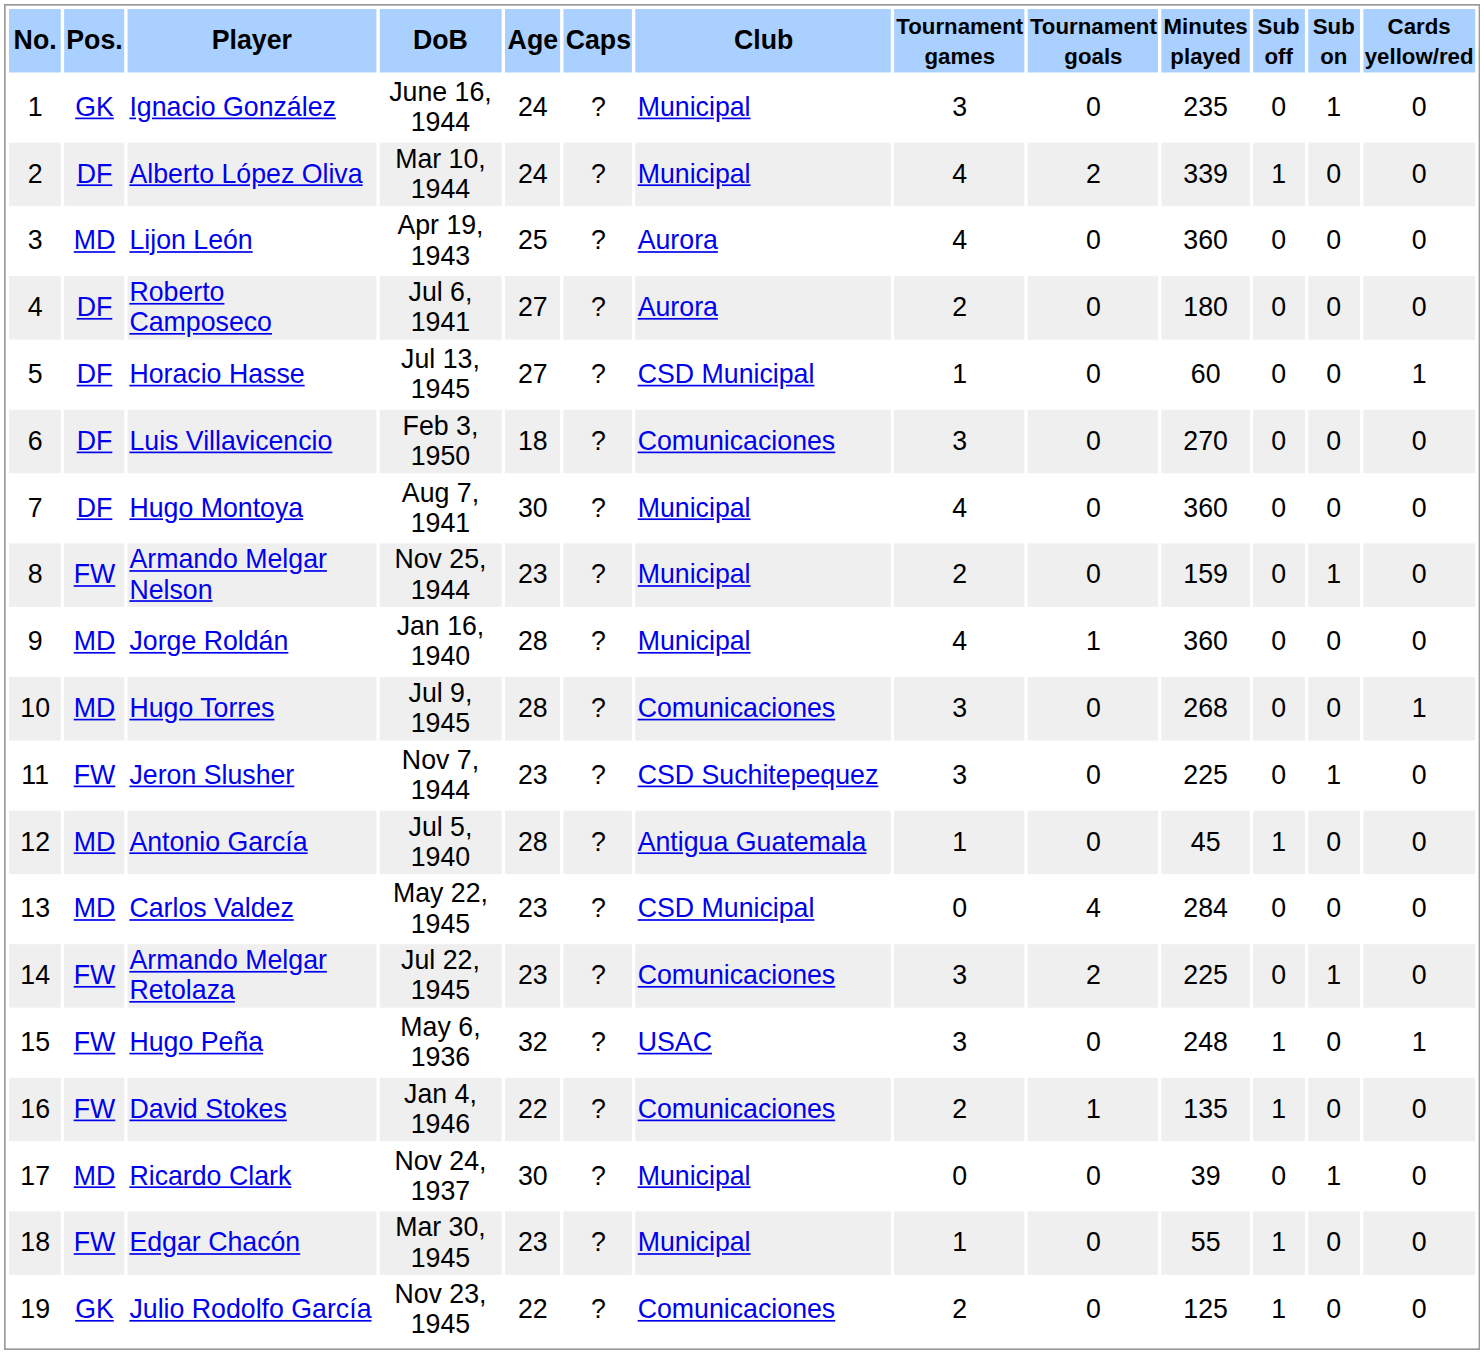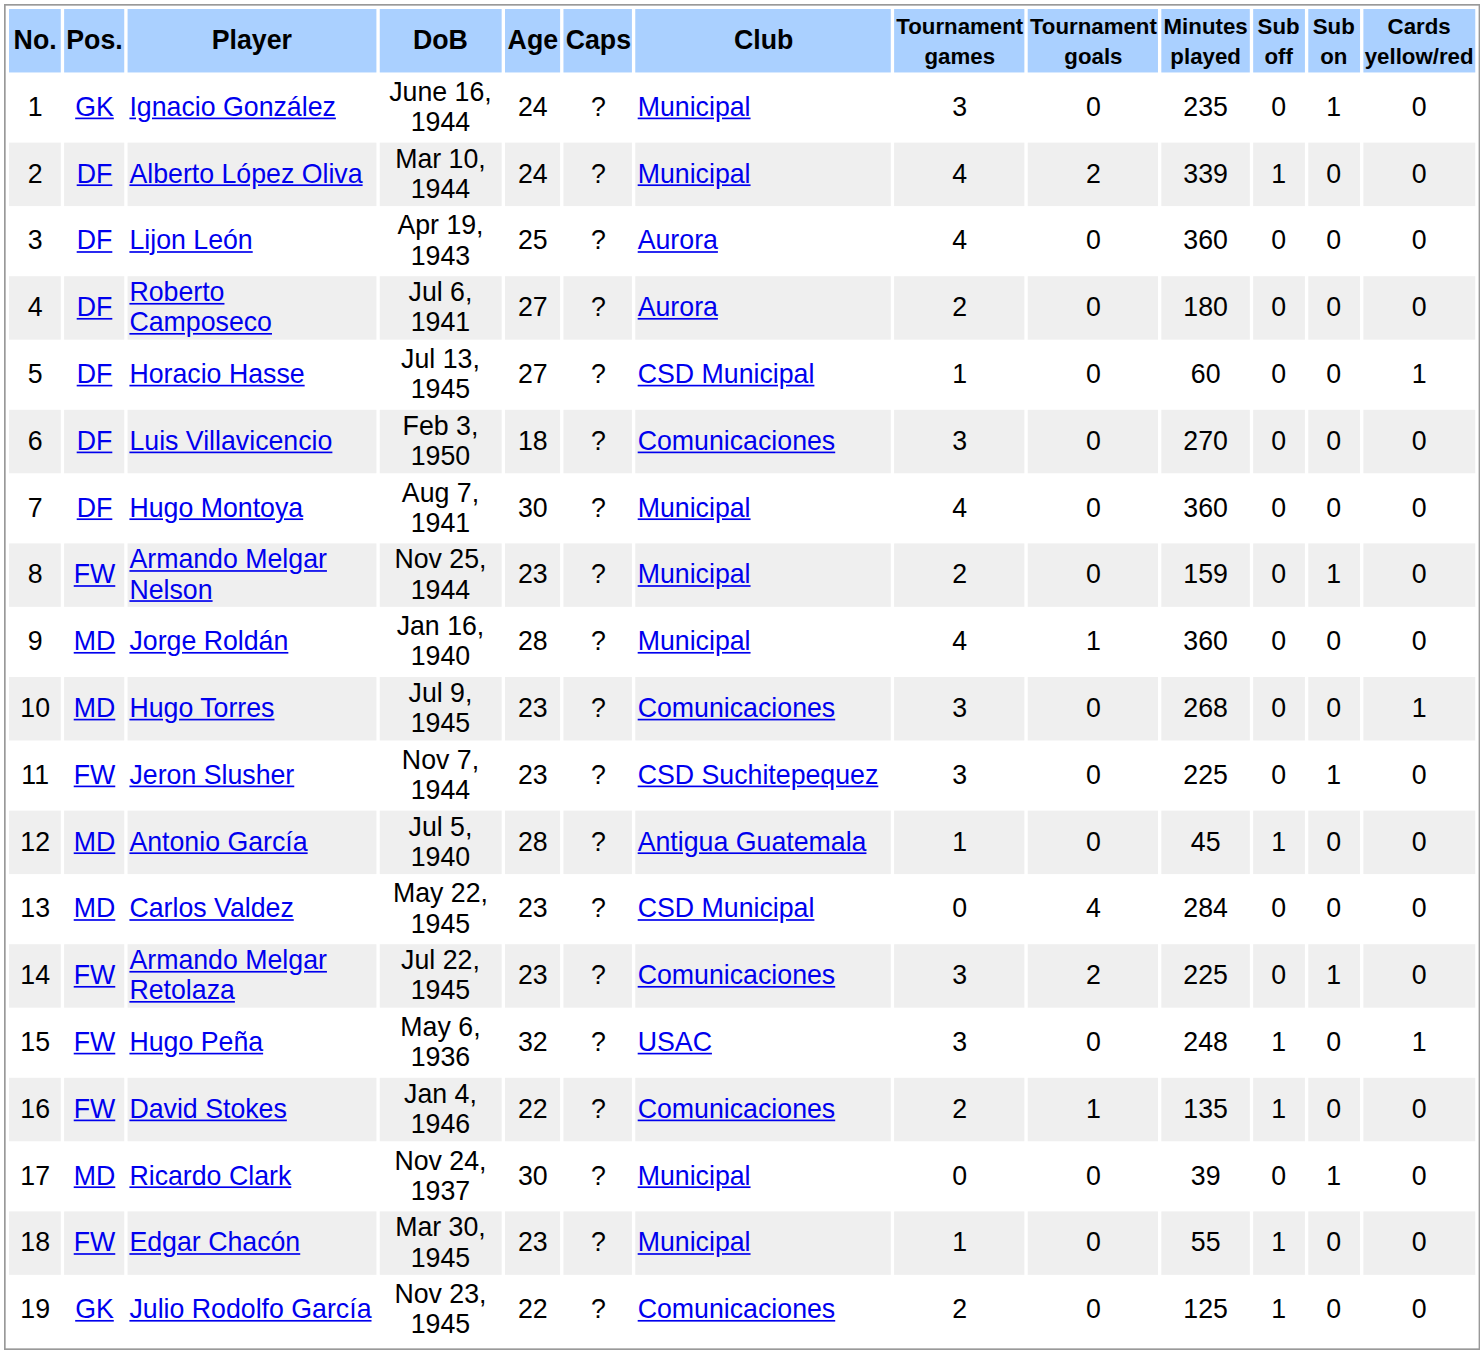(95, 240) MD -> (95, 240) DF
(533, 708) 28 -> (533, 708) 23
